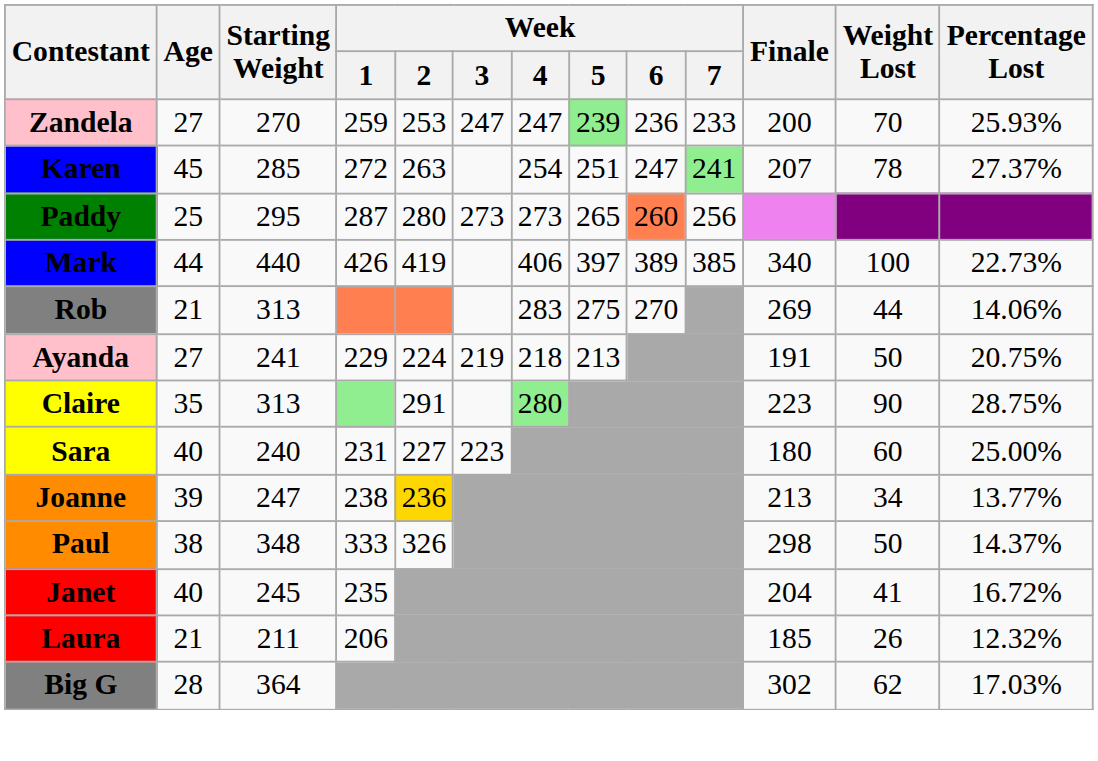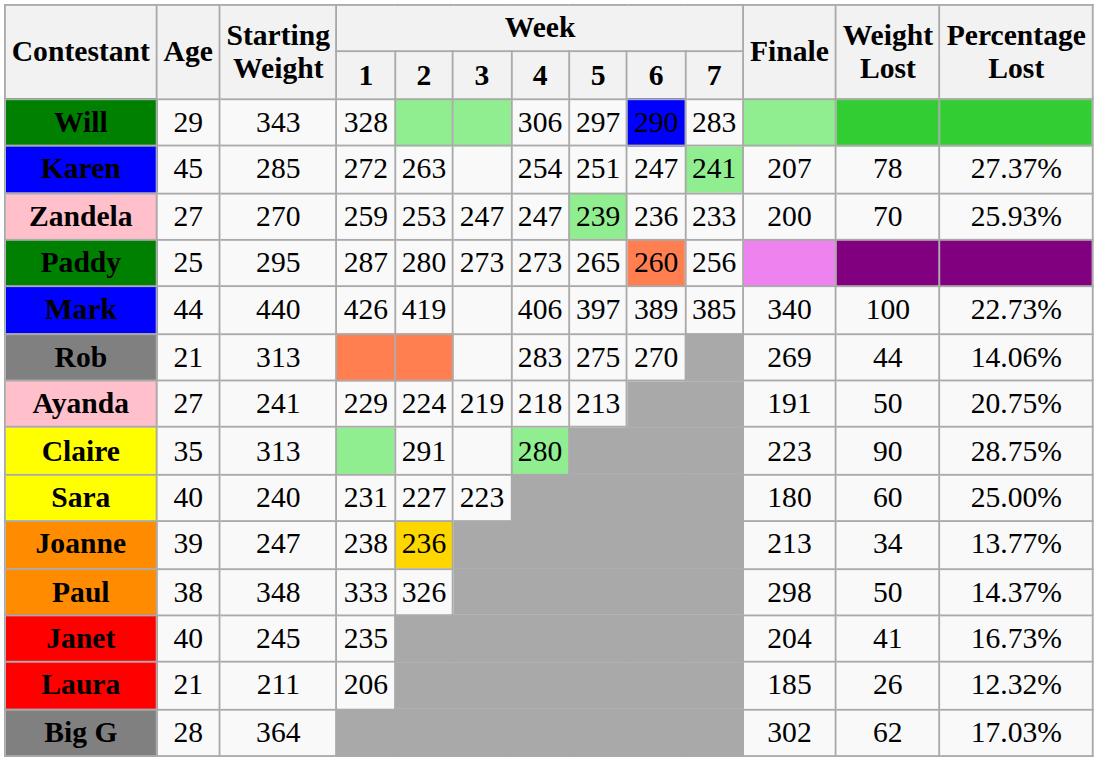+ row: (81, 121)
rows swapped: (81, 168) <-> (81, 121)
(1016, 591) 16.72% -> (1016, 638) 16.73%
